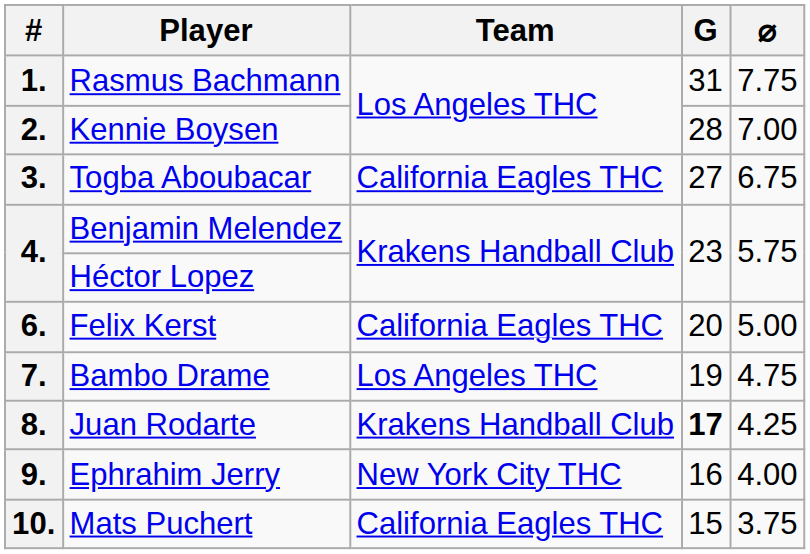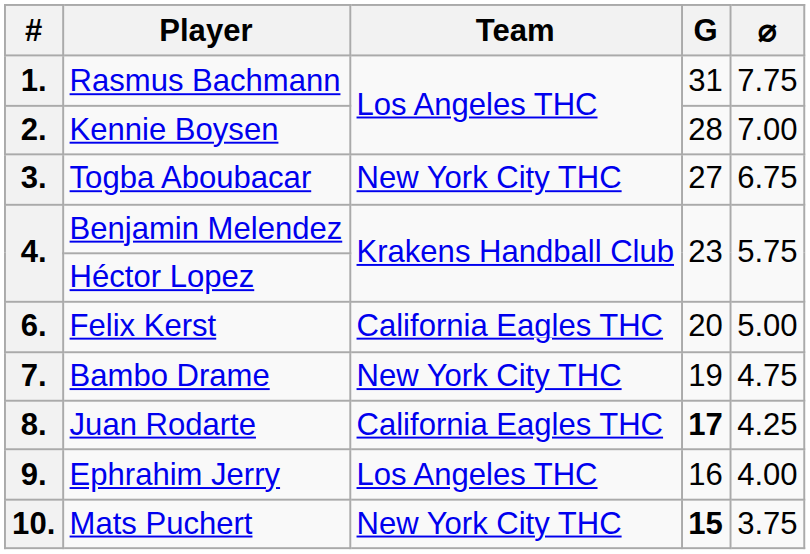(510, 178) California Eagles THC -> (489, 178) New York City THC
(477, 375) Los Angeles THC -> (489, 375) New York City THC
(515, 424) Krakens Handball Club -> (510, 424) California Eagles THC
(489, 474) New York City THC -> (477, 474) Los Angeles THC
(510, 523) California Eagles THC -> (489, 523) New York City THC
(706, 523) normal -> (706, 523) bold
